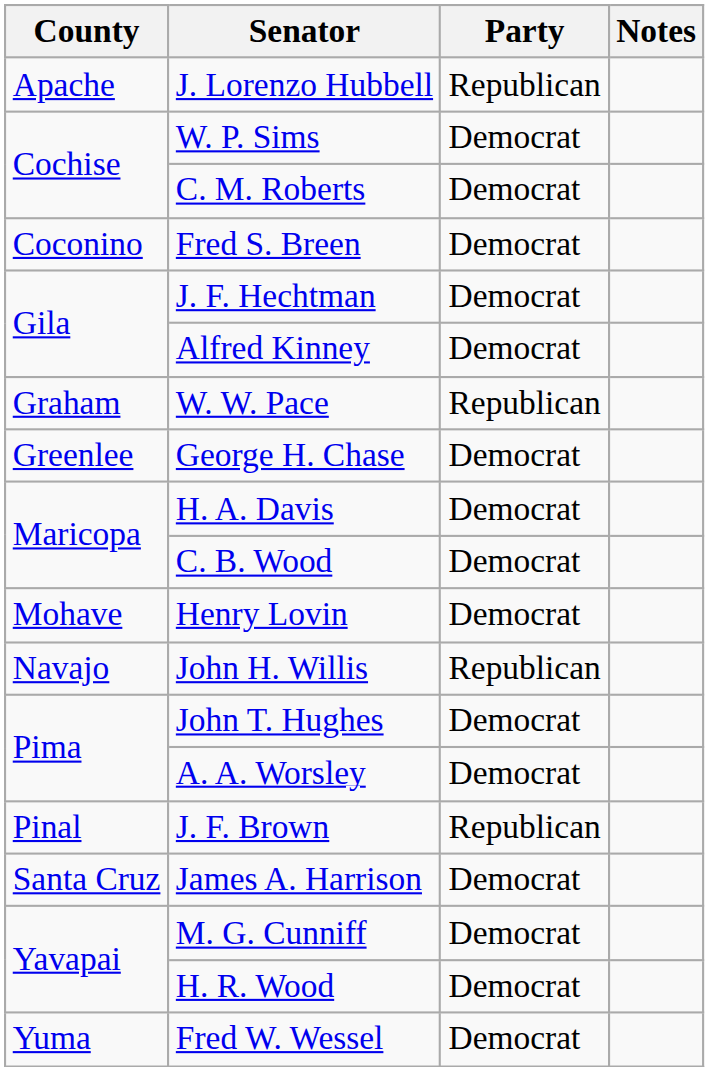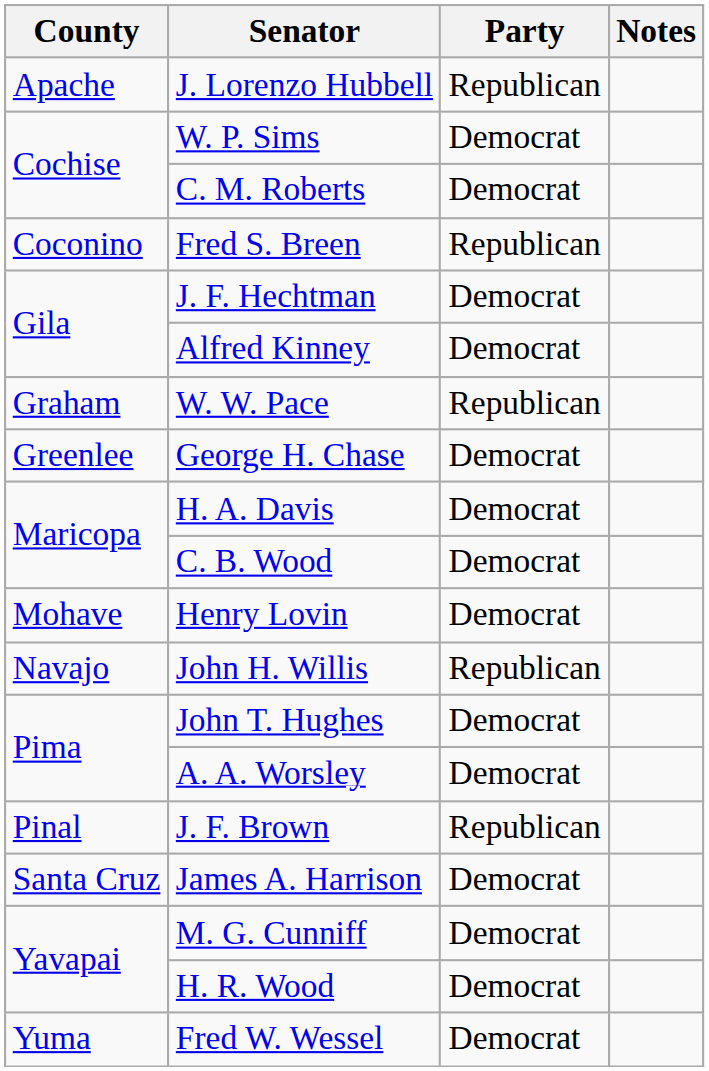(514, 243) Democrat -> (525, 243) Republican
